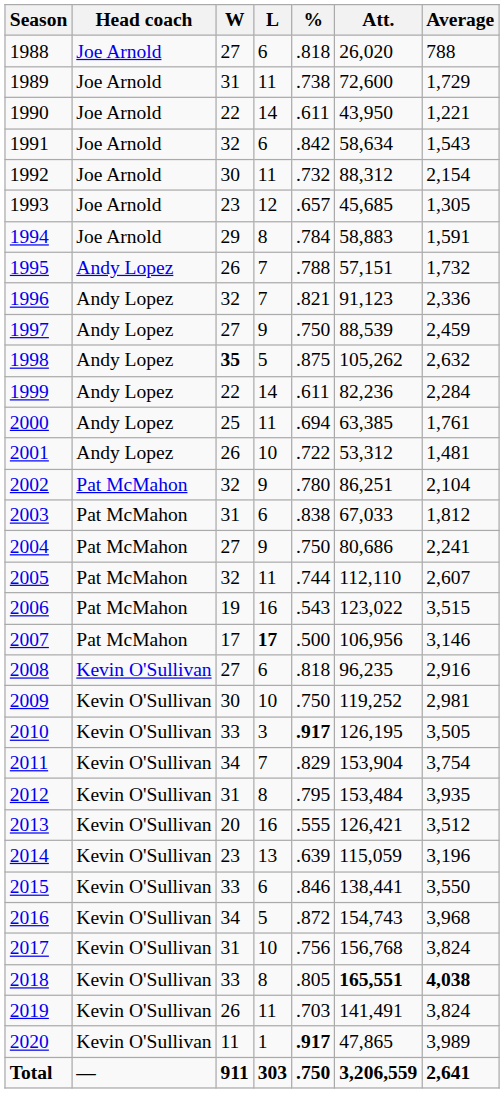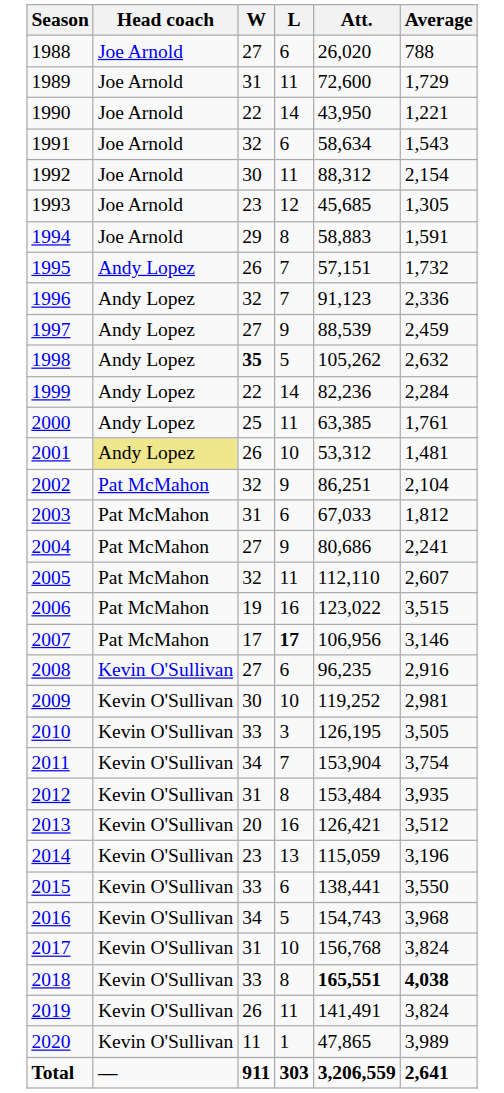- column: (313, 19)
(125, 453) no background -> (146, 453) khaki background
